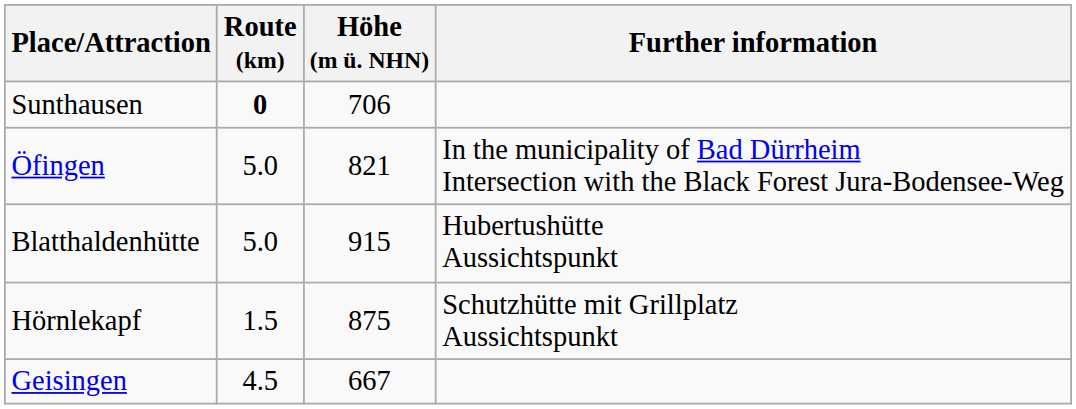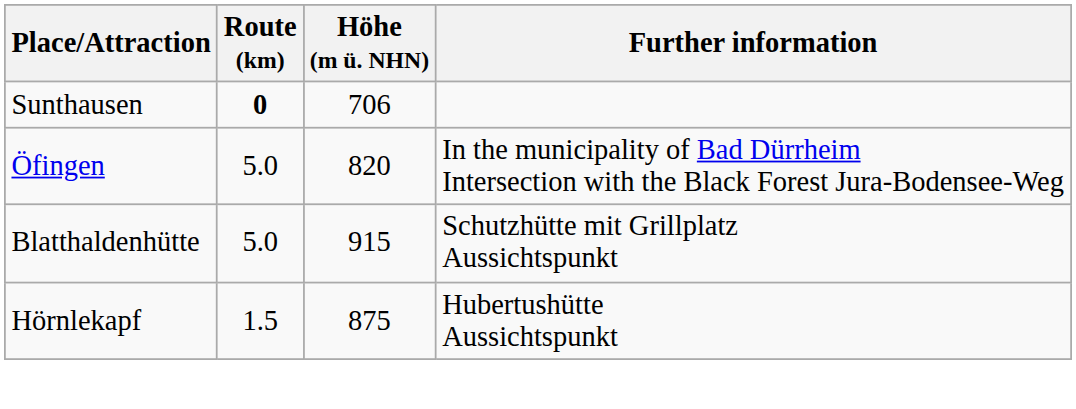(369, 165) 821 -> (369, 165) 820
(530, 242) Hubertushütte Aussichtspunkt -> (590, 242) Schutzhütte mit Grillplatz Aussichtspunkt
(590, 319) Schutzhütte mit Grillplatz Aussichtspunkt -> (530, 319) Hubertushütte Aussichtspunkt
- row: (69, 381)
